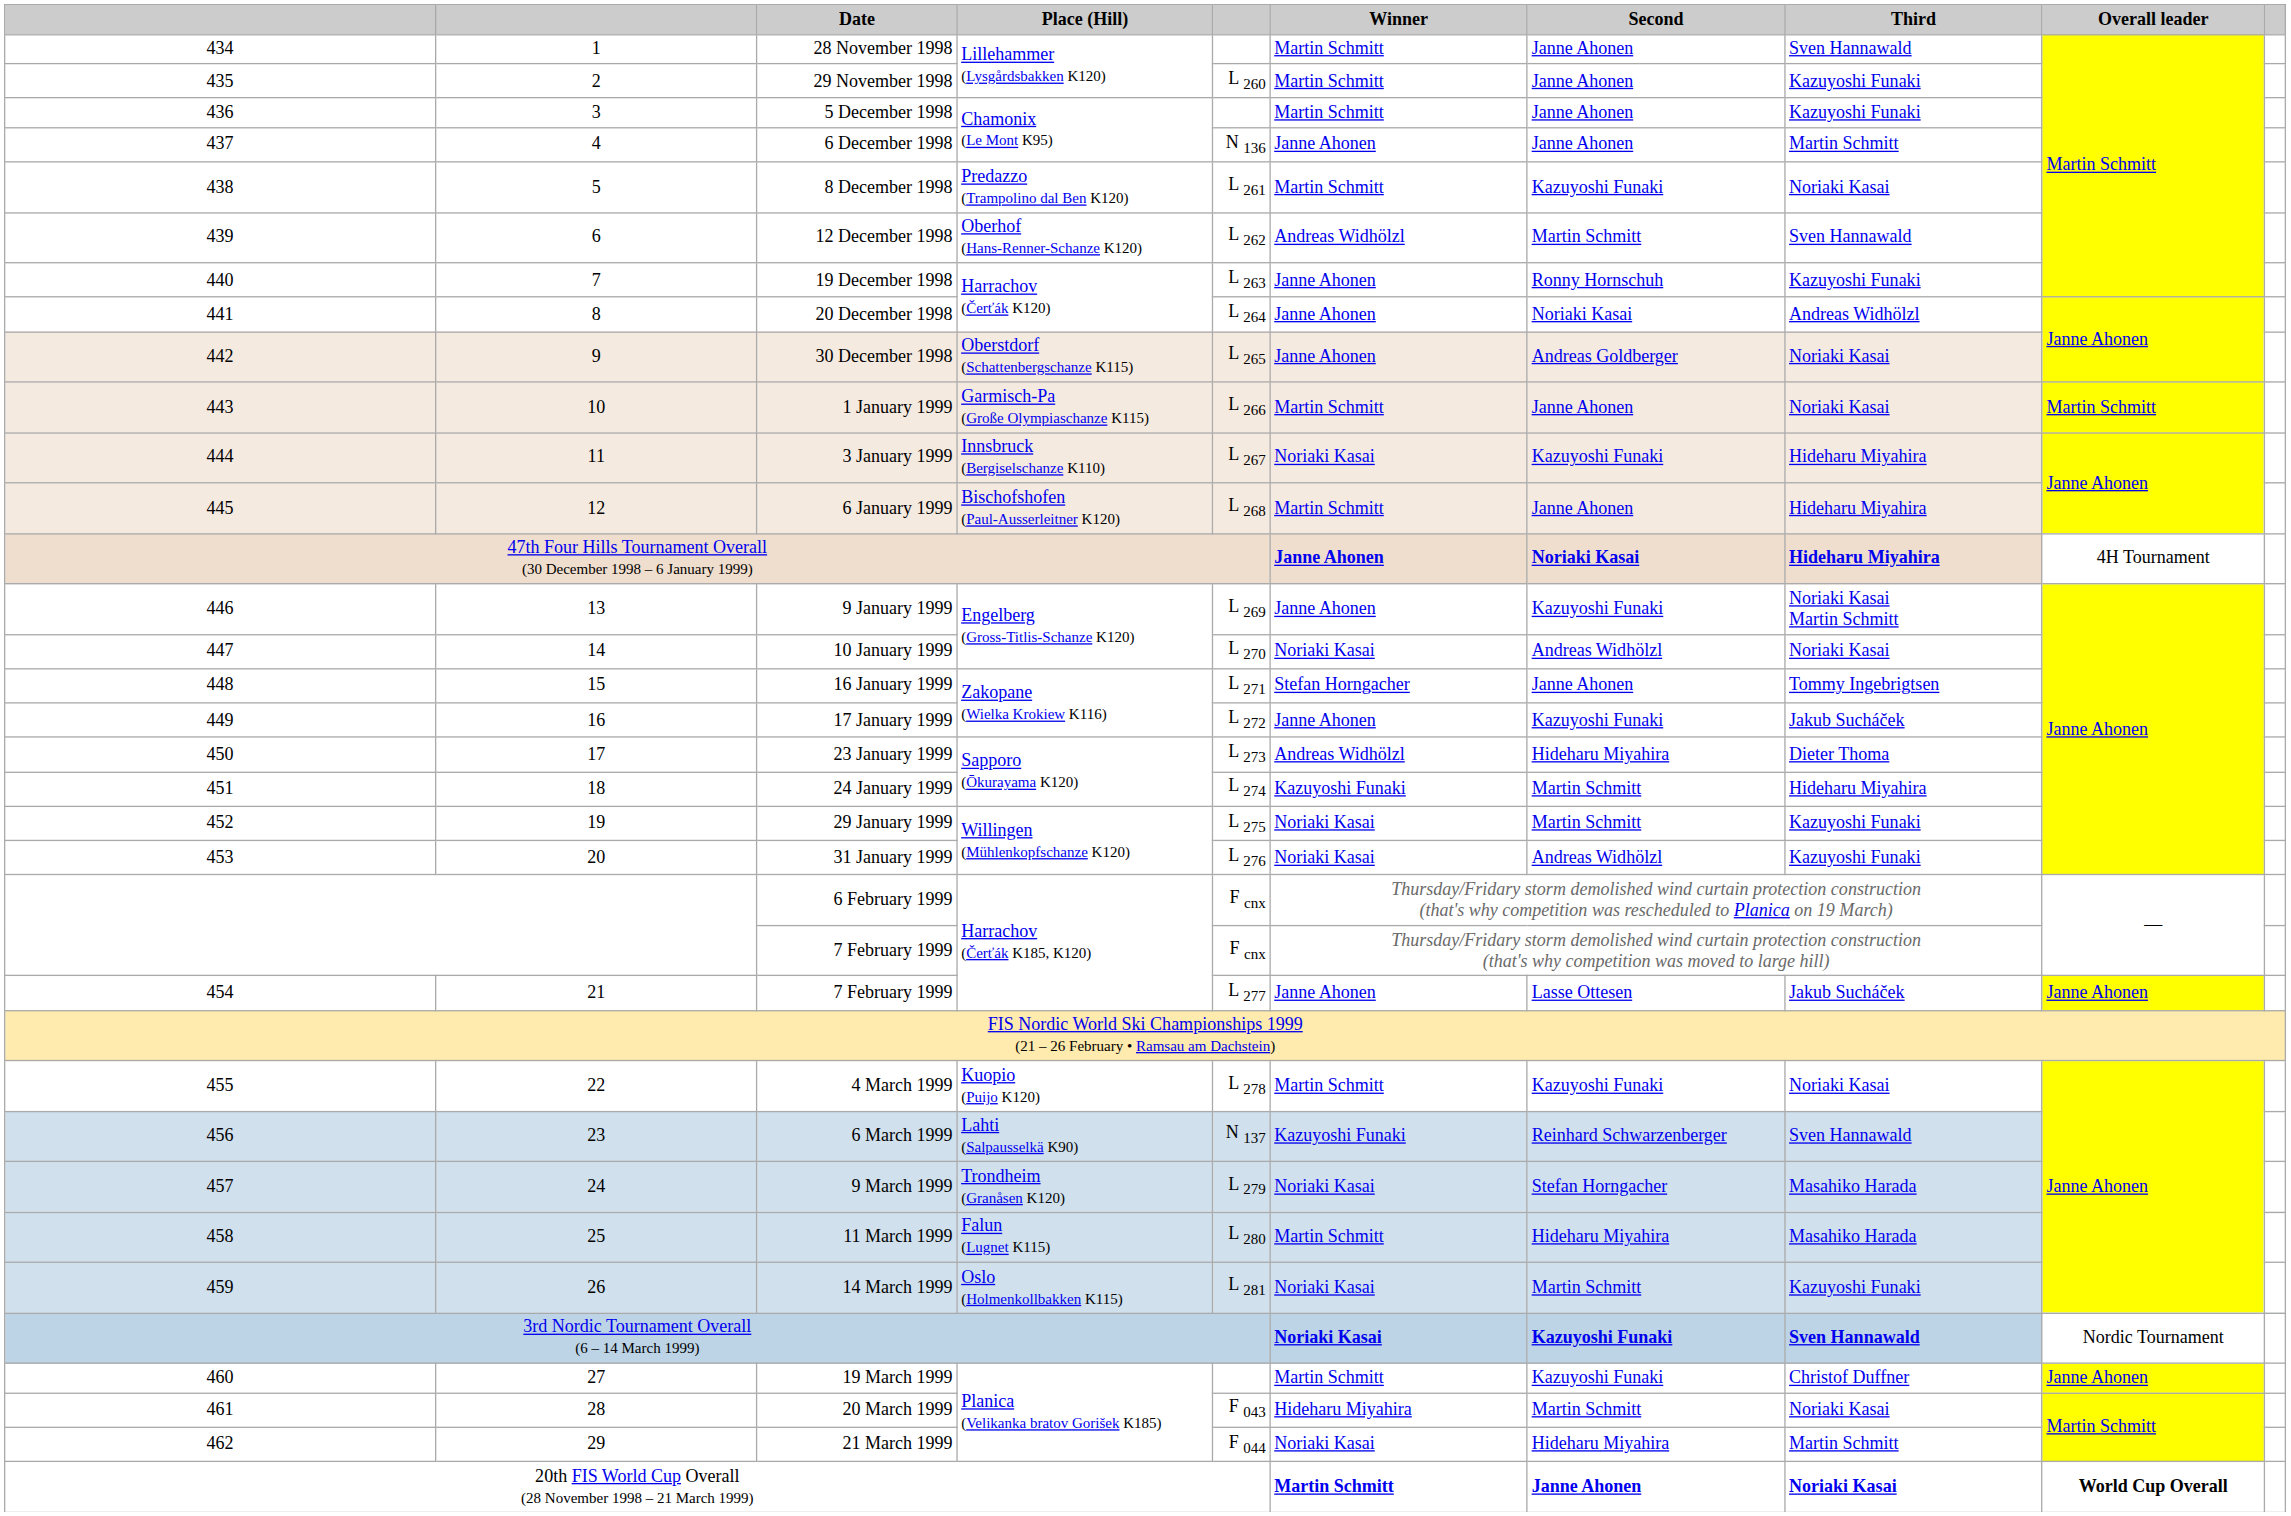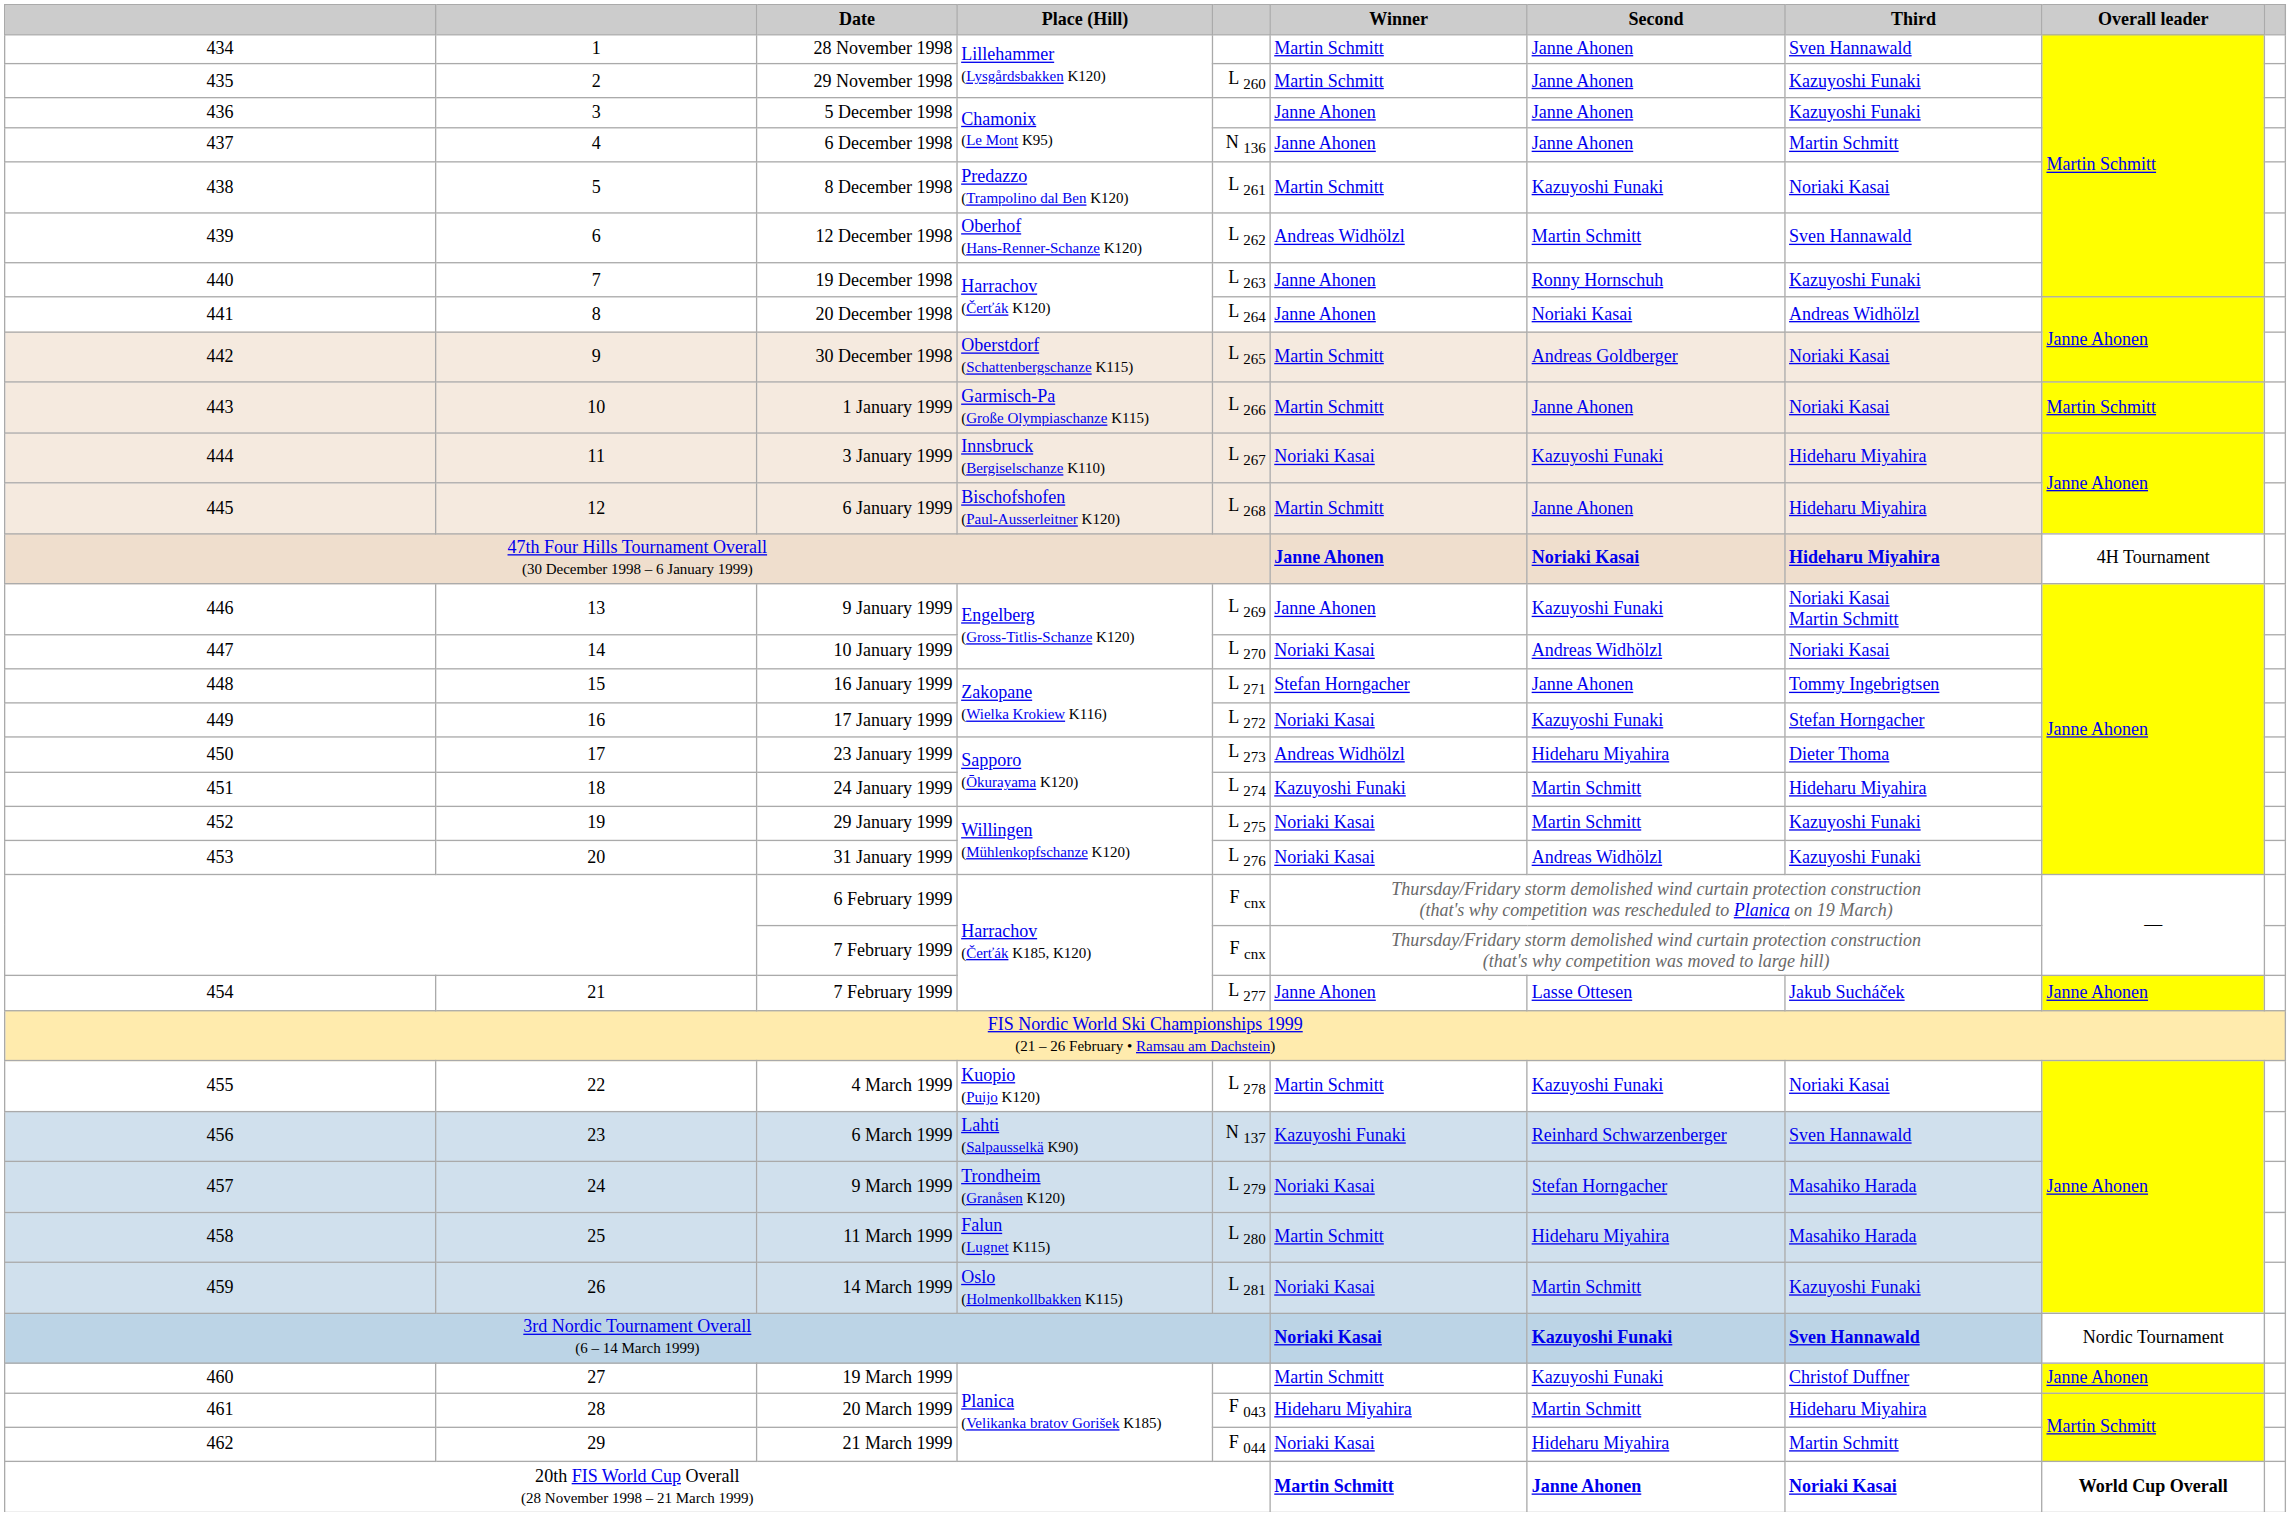(1329, 112) Martin Schmitt -> (1325, 112) Janne Ahonen
(1325, 356) Janne Ahonen -> (1329, 356) Martin Schmitt
(1325, 719) Janne Ahonen -> (1325, 719) Noriaki Kasai
(1847, 719) Jakub Sucháček -> (1857, 719) Stefan Horngacher
(1839, 1409) Noriaki Kasai -> (1858, 1409) Hideharu Miyahira
